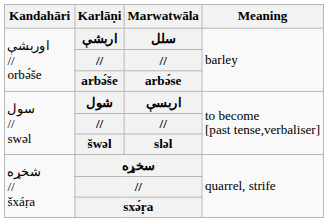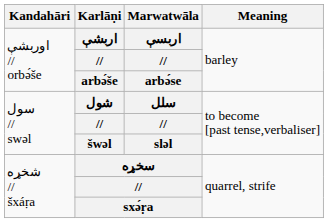(163, 39) سلل -> (163, 39) اربسې
(163, 102) اربسې -> (163, 102) سلل
